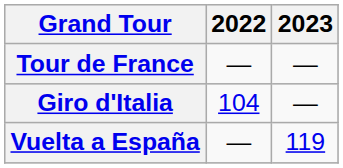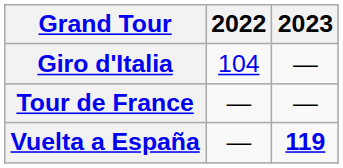rows swapped: (105, 102) <-> (105, 63)
(305, 142) normal -> (305, 142) bold
